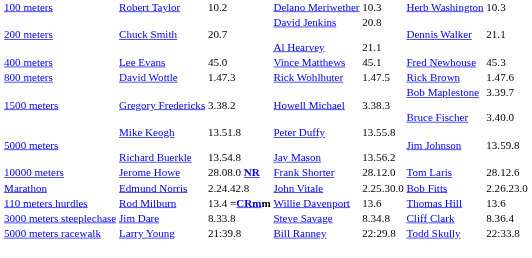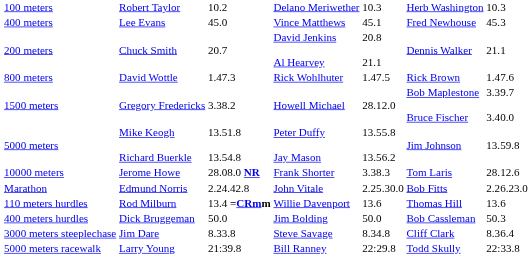rows swapped: (28, 35) <-> (28, 62)
(376, 105) 3.38.3 -> (379, 105) 28.12.0
(379, 173) 28.12.0 -> (376, 173) 3.38.3
+ row: (46, 218)
